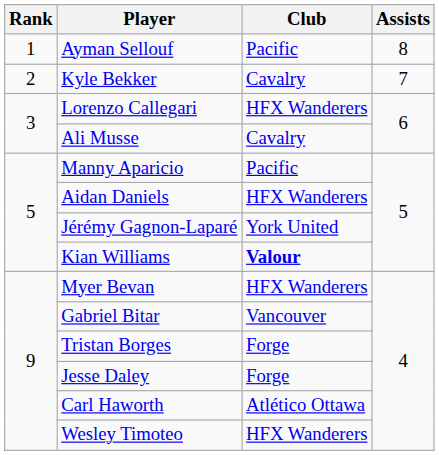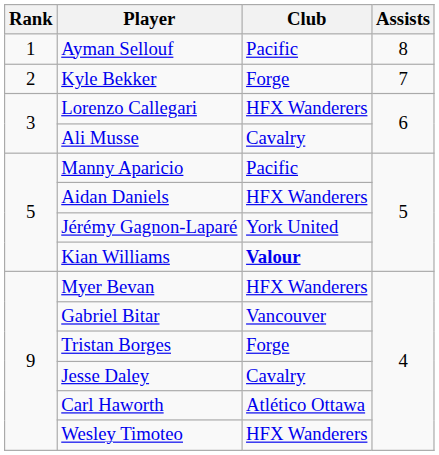(276, 78) Cavalry -> (268, 78) Forge
(268, 375) Forge -> (276, 375) Cavalry
